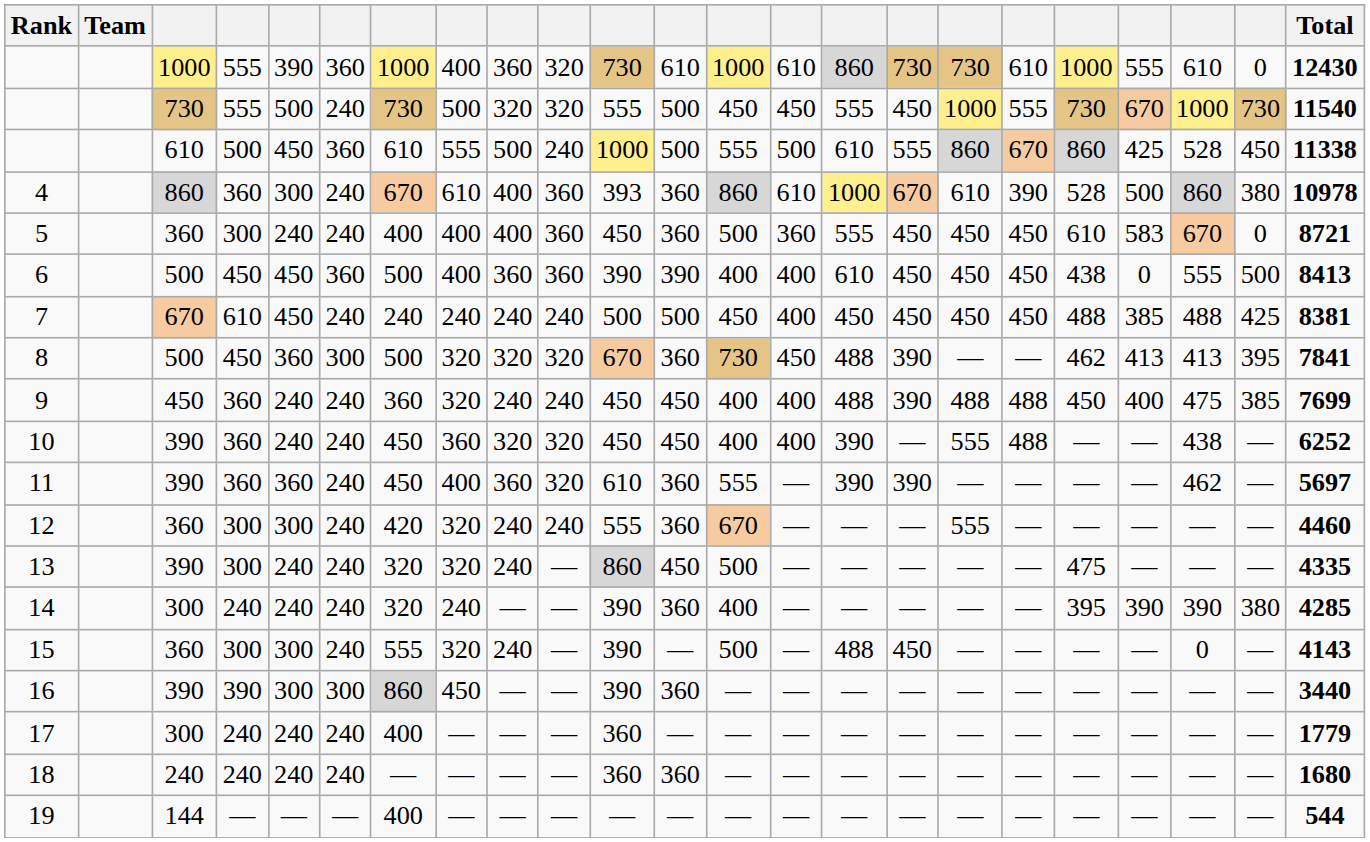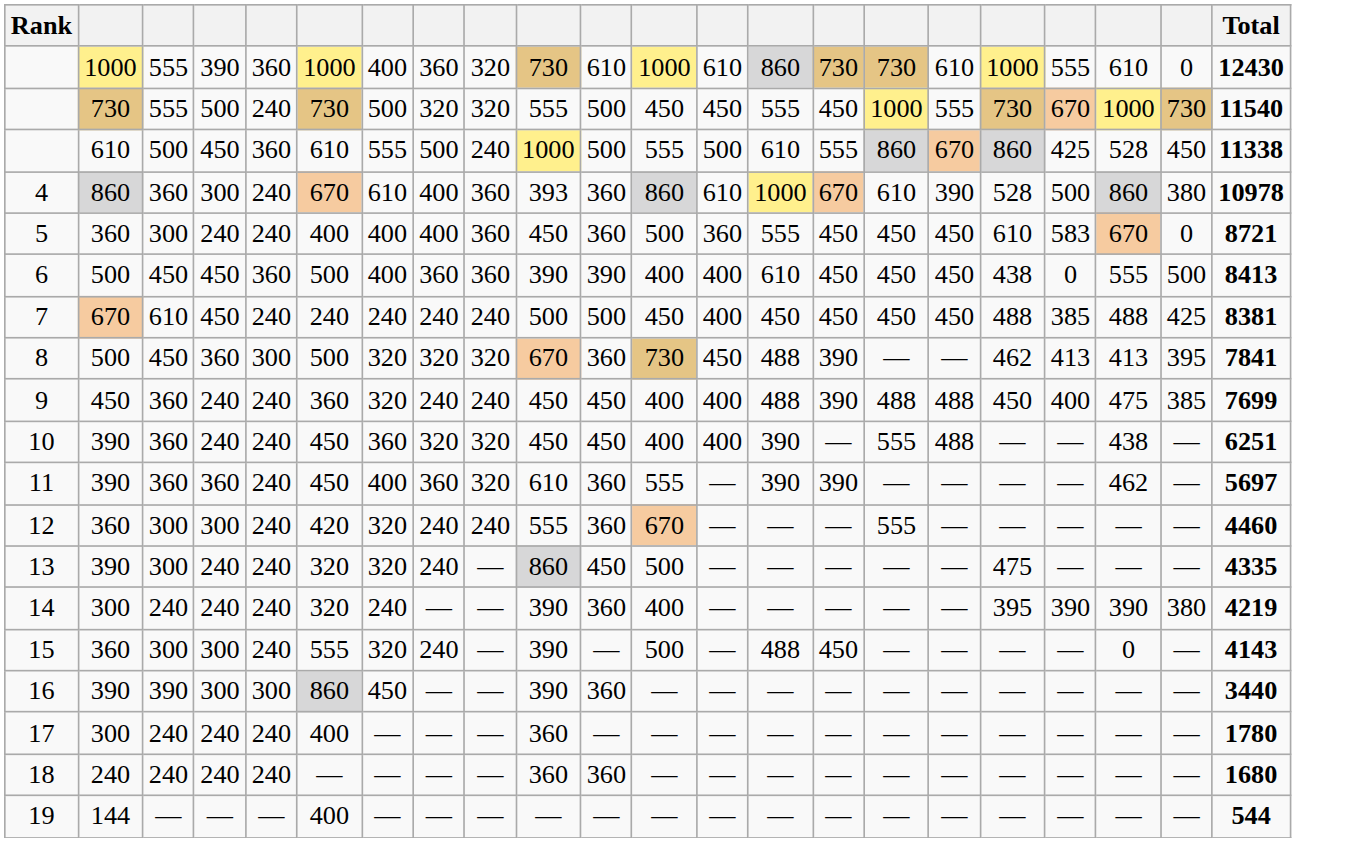- column: (115, 25)
(1325, 441) 6252 -> (1251, 441) 6251
(1325, 607) 4285 -> (1251, 607) 4219
(1325, 732) 1779 -> (1251, 732) 1780
